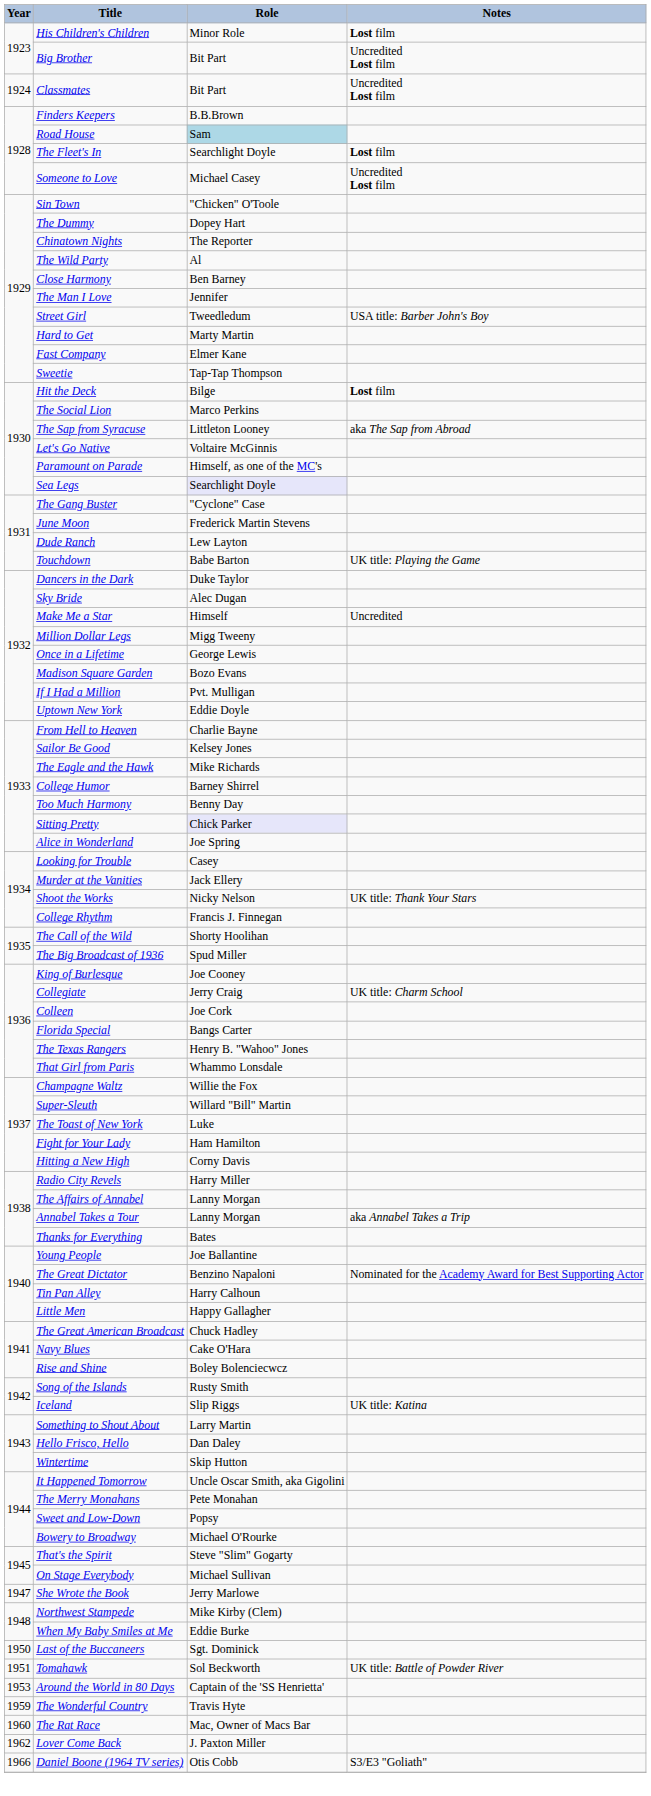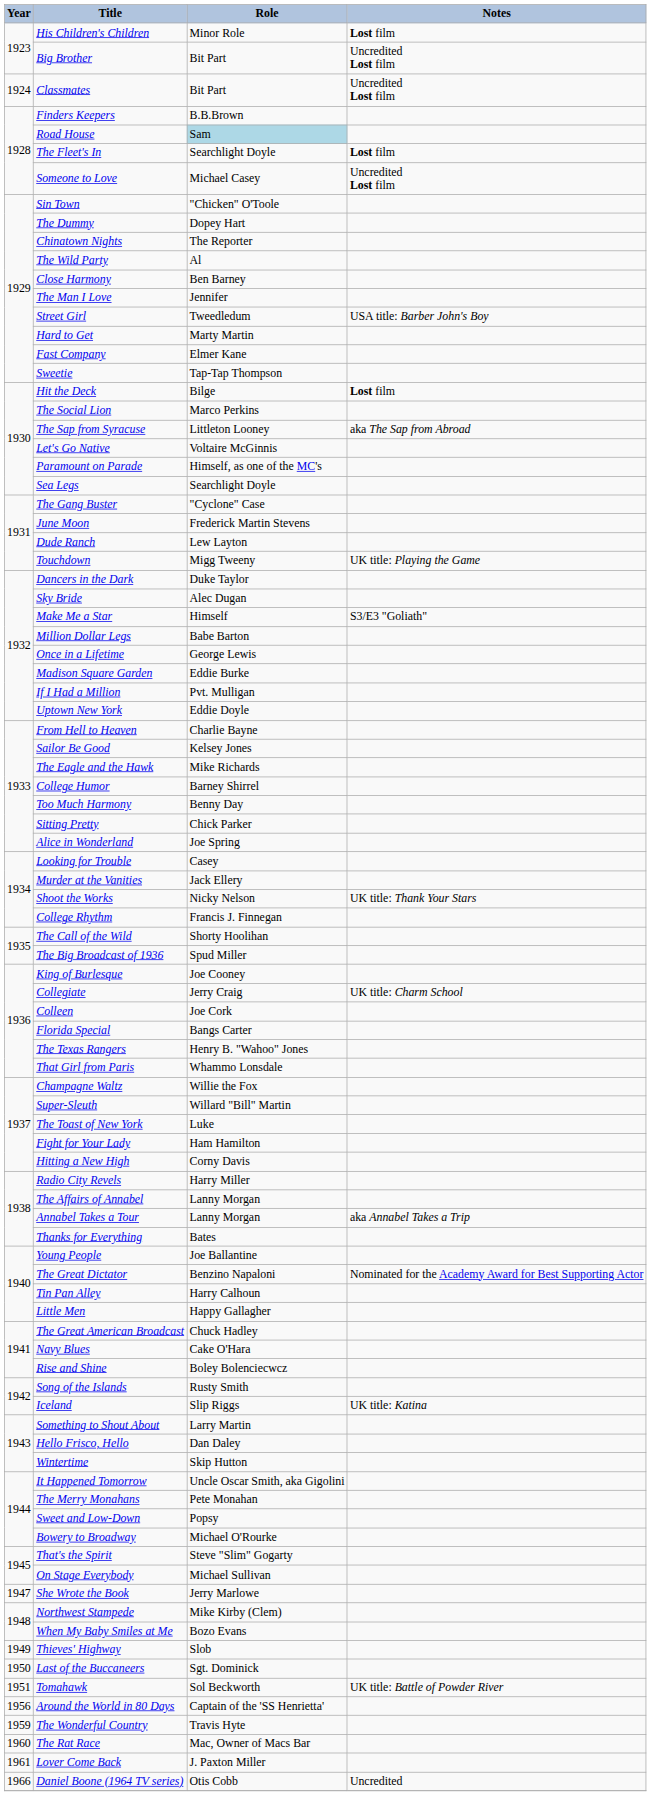(232, 485) lavender background -> (232, 485) no background
(219, 560) Babe Barton -> (222, 560) Migg Tweeny
(376, 617) Uncredited -> (388, 617) S3/E3 "Goliath"
(222, 635) Migg Tweeny -> (219, 635) Babe Barton
(218, 673) Bozo Evans -> (219, 673) Eddie Burke
(221, 823) lavender background -> (221, 823) no background
(219, 1631) Eddie Burke -> (218, 1631) Bozo Evans
+ row: (78, 1649)
(19, 1687) 1953 -> (19, 1706) 1956
(19, 1743) 1962 -> (19, 1762) 1961
(388, 1762) S3/E3 "Goliath" -> (376, 1781) Uncredited
